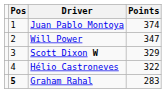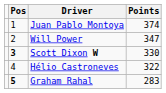(13, 54) normal -> (13, 54) bold
(152, 54) 329 -> (152, 54) 330
